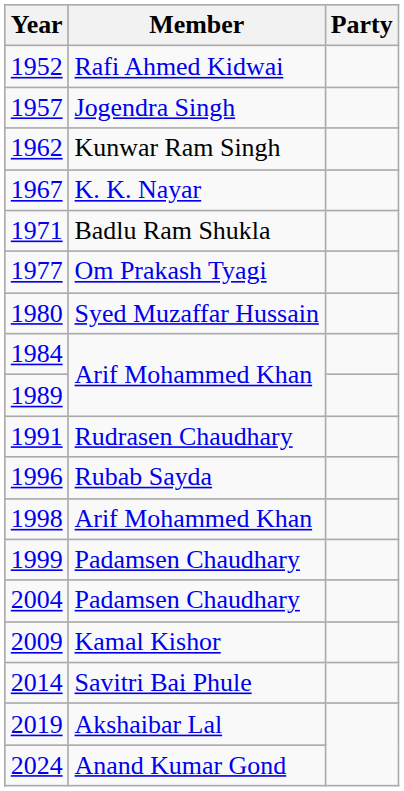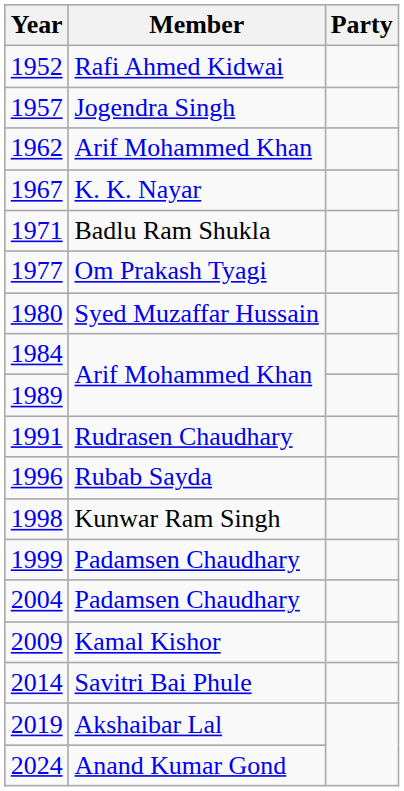(178, 148) Kunwar Ram Singh -> (193, 148) Arif Mohammed Khan
(193, 518) Arif Mohammed Khan -> (178, 518) Kunwar Ram Singh
